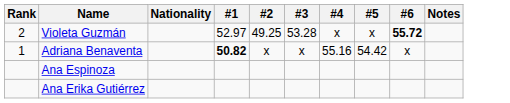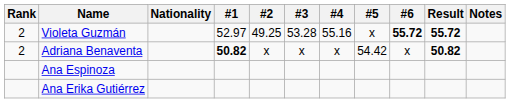+ column: (446, 14)
(337, 33) x -> (337, 33) 55.16
(22, 51) 1 -> (22, 51) 2
(337, 51) 55.16 -> (337, 51) x
